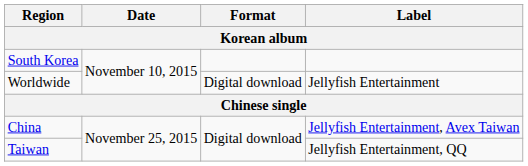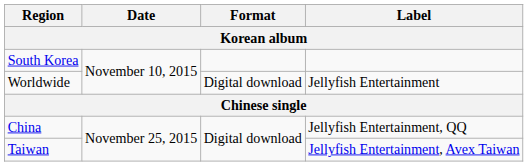(414, 127) Jellyfish Entertainment, Avex Taiwan -> (388, 127) Jellyfish Entertainment, QQ
(388, 149) Jellyfish Entertainment, QQ -> (414, 149) Jellyfish Entertainment, Avex Taiwan
